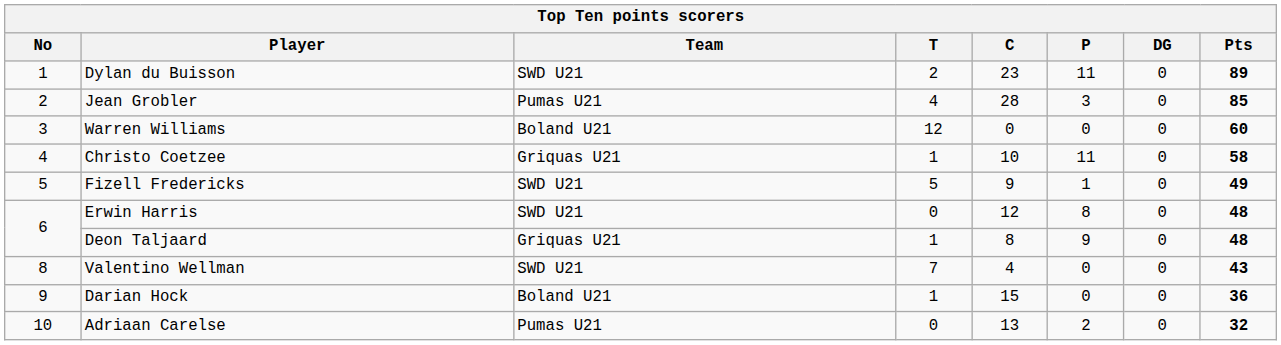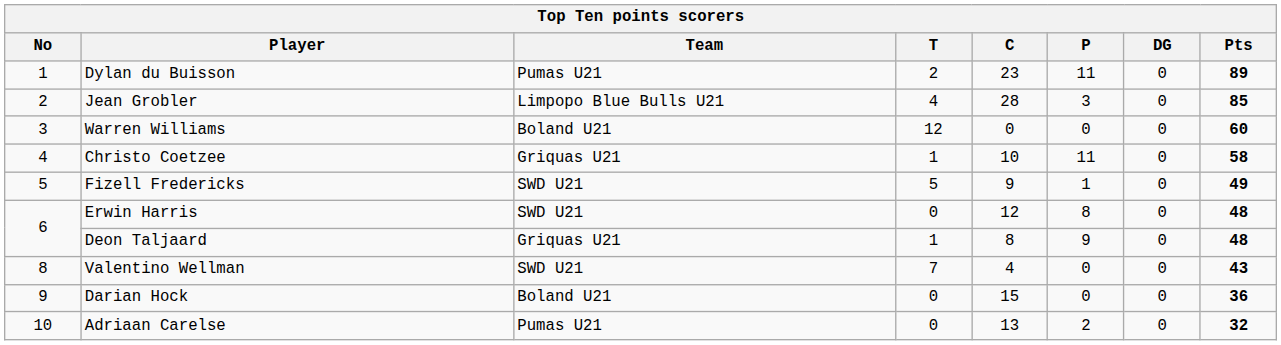(550, 73) SWD U21 -> (560, 73) Pumas U21
(560, 101) Pumas U21 -> (621, 101) Limpopo Blue Bulls U21
(933, 297) 1 -> (933, 297) 0
